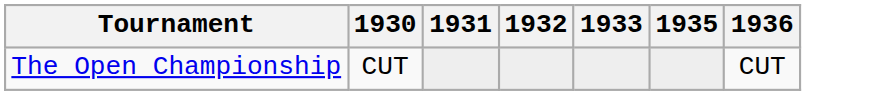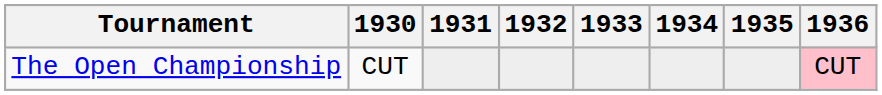+ column: (687, 27)
(762, 69) no background -> (838, 69) pink background
